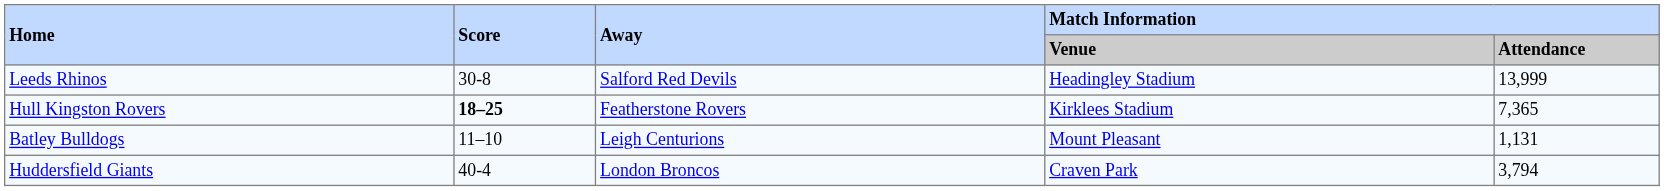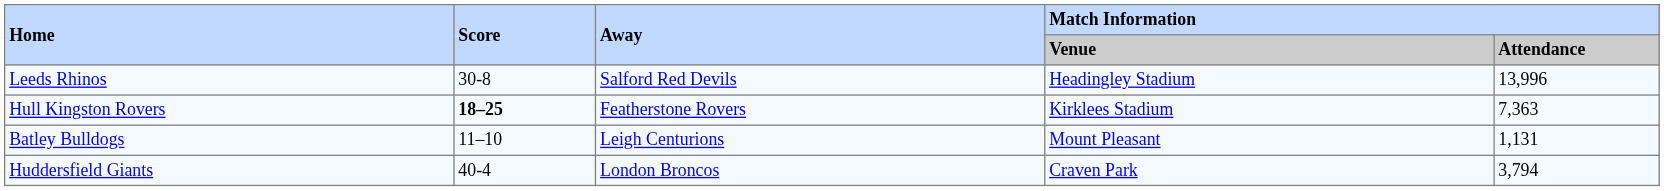(1523, 79) 13,999 -> (1523, 79) 13,996
(1518, 109) 7,365 -> (1518, 109) 7,363
